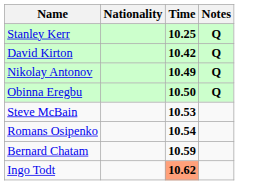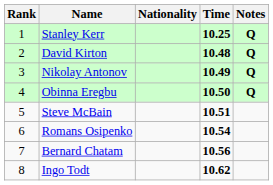+ column: (22, 14)
(182, 53) 10.42 -> (216, 53) 10.48
(182, 111) 10.53 -> (216, 111) 10.51
(182, 151) 10.59 -> (216, 151) 10.56
(182, 170) lightsalmon background -> (216, 170) no background
